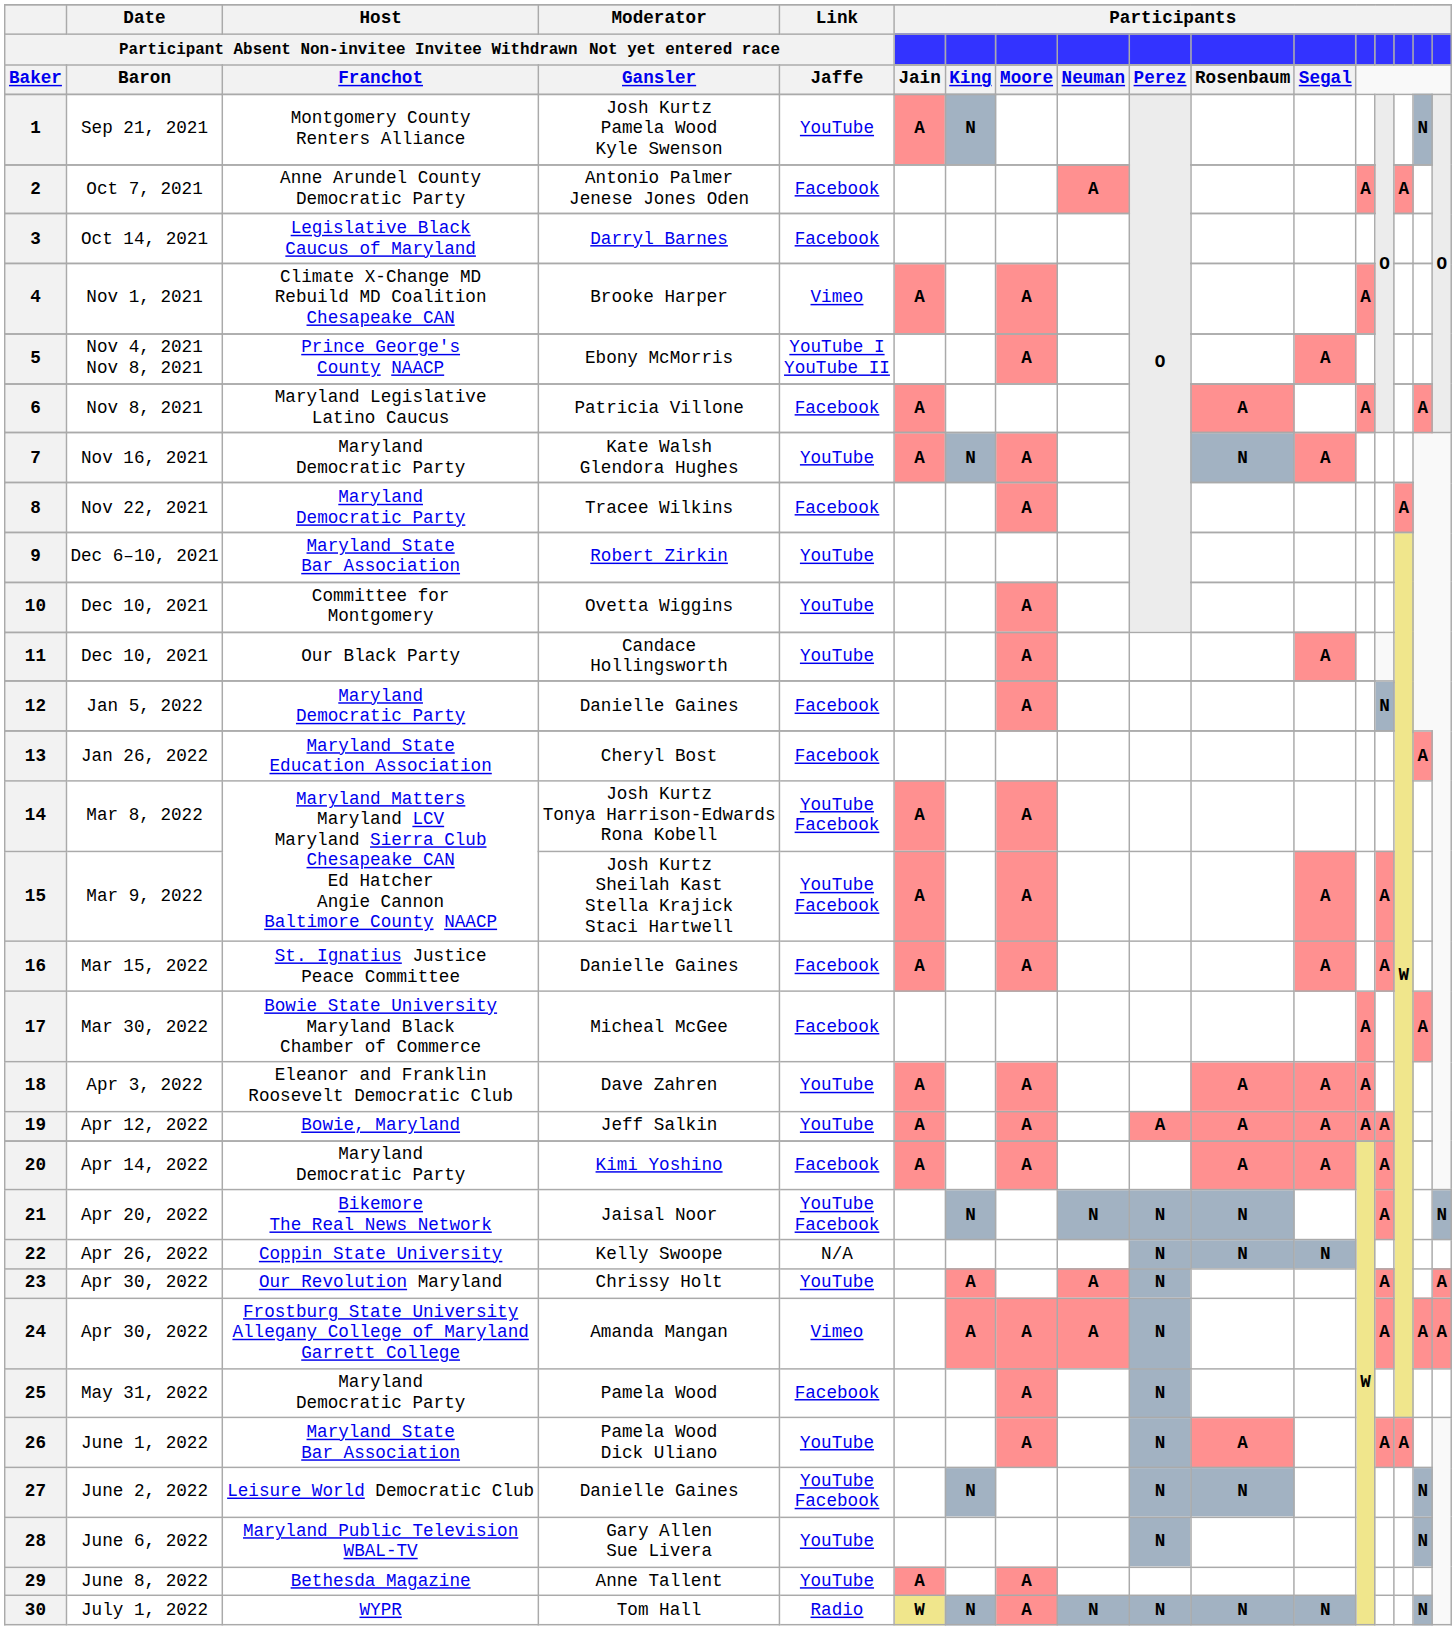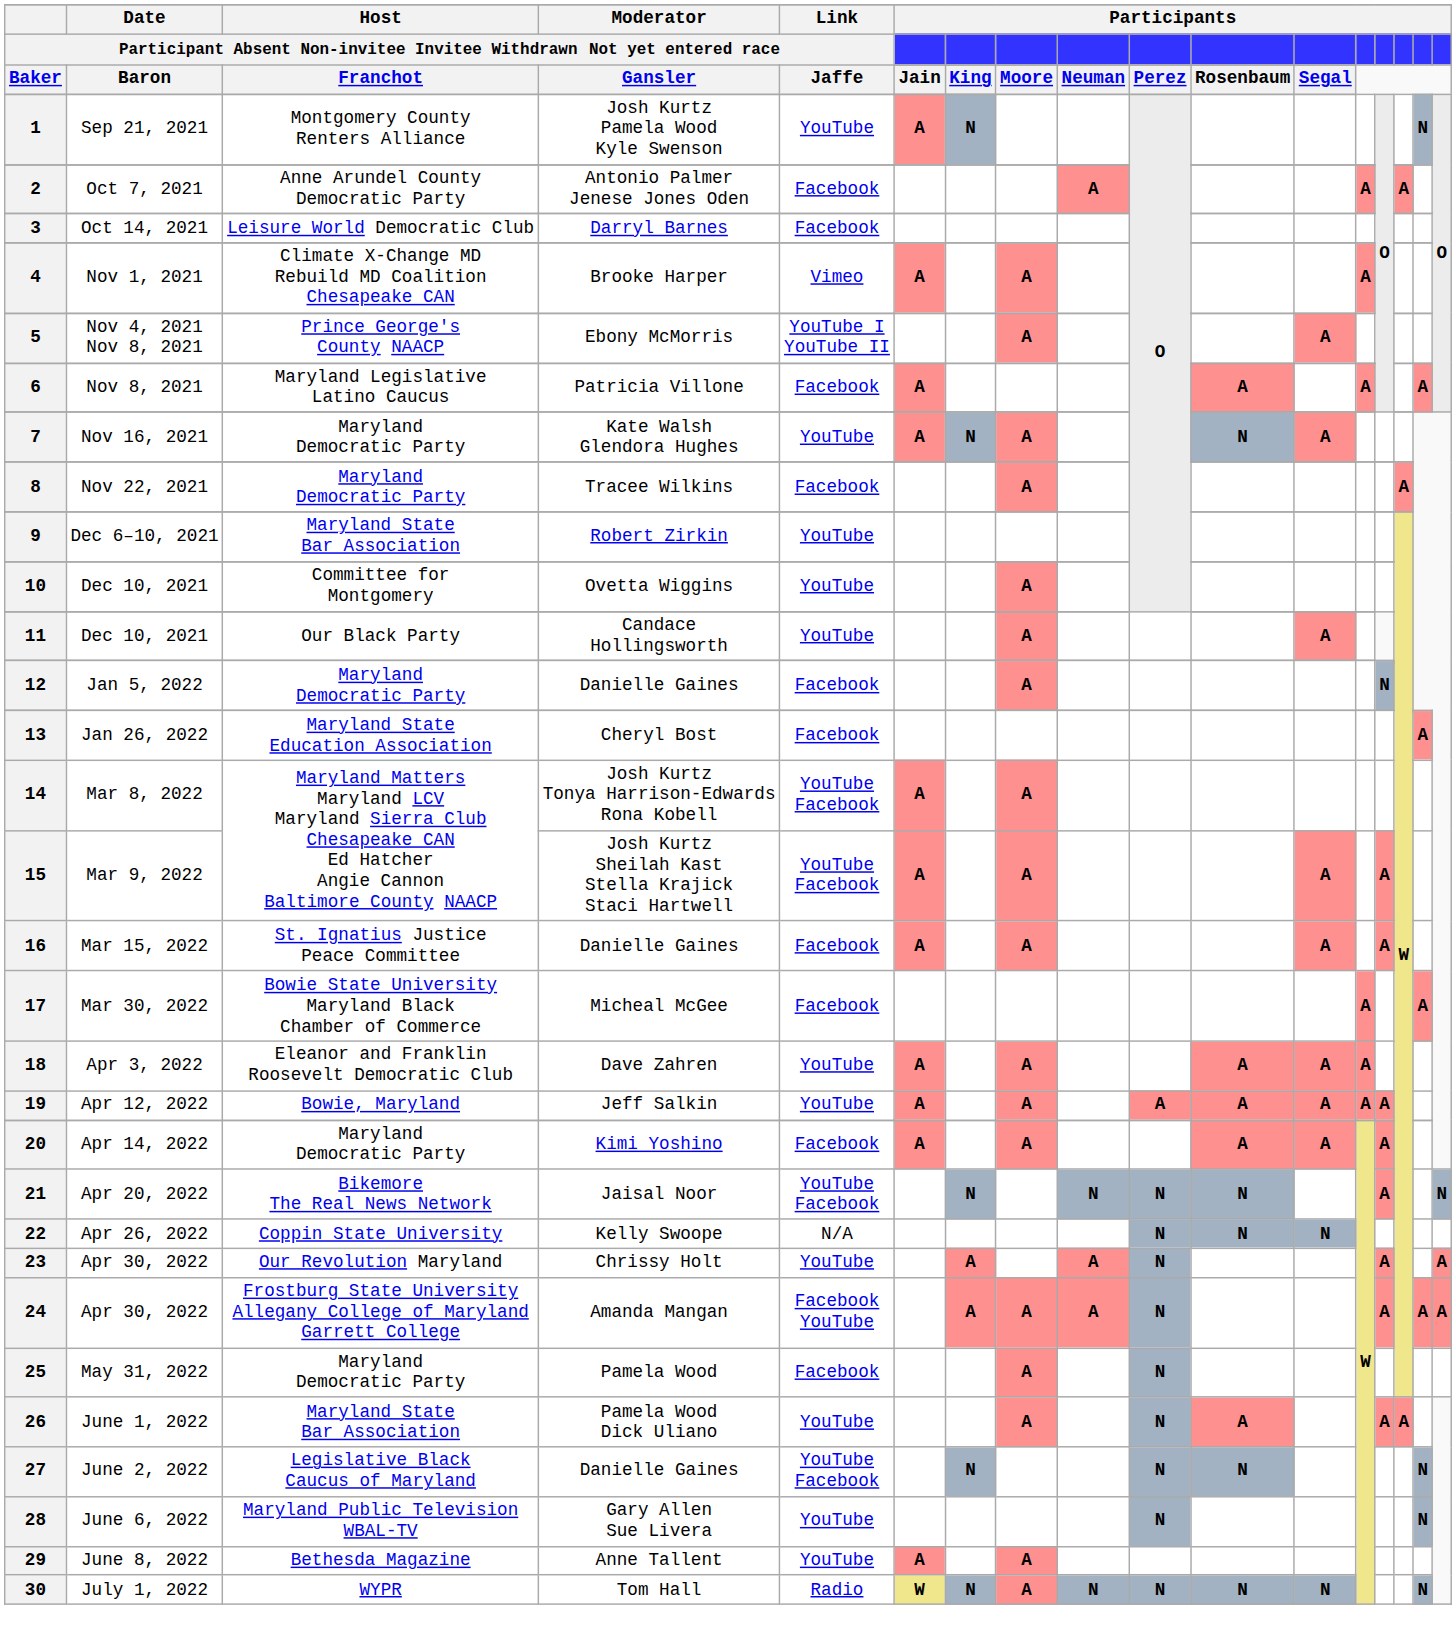(381, 239) Legislative Black Caucus of Maryland -> (381, 228) Leisure World Democratic Club
(837, 1333) Vimeo -> (837, 1312) Facebook YouTube
(381, 1492) Leisure World Democratic Club -> (381, 1472) Legislative Black Caucus of Maryland
